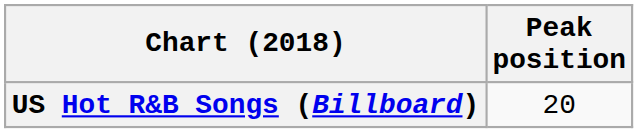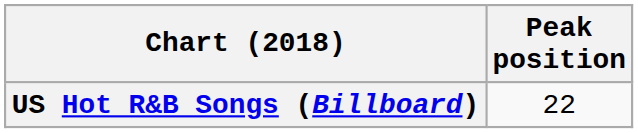(559, 105) 20 -> (559, 105) 22
